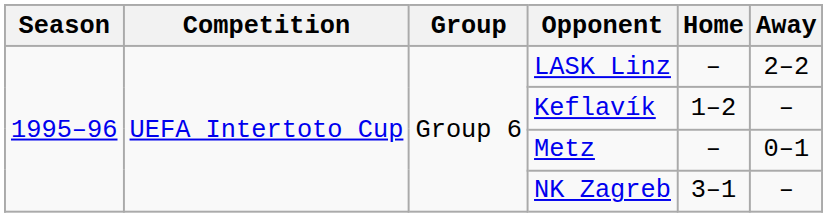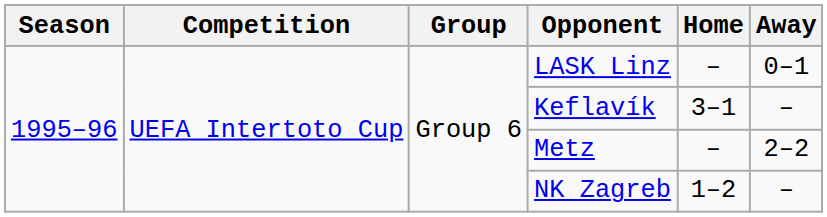(786, 67) 2–2 -> (786, 67) 0–1
(713, 108) 1–2 -> (713, 108) 3–1
(786, 150) 0–1 -> (786, 150) 2–2
(713, 191) 3–1 -> (713, 191) 1–2
